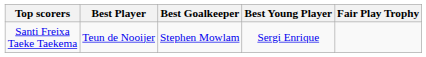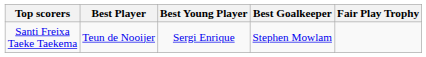columns swapped: (288, 13) <-> (200, 13)
